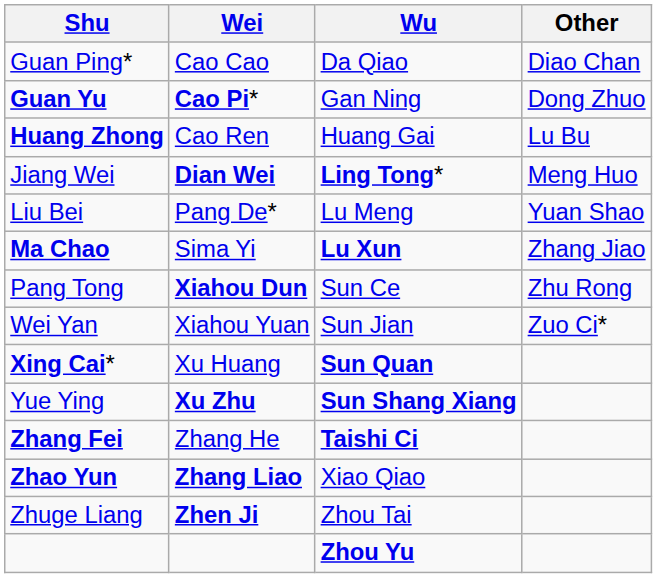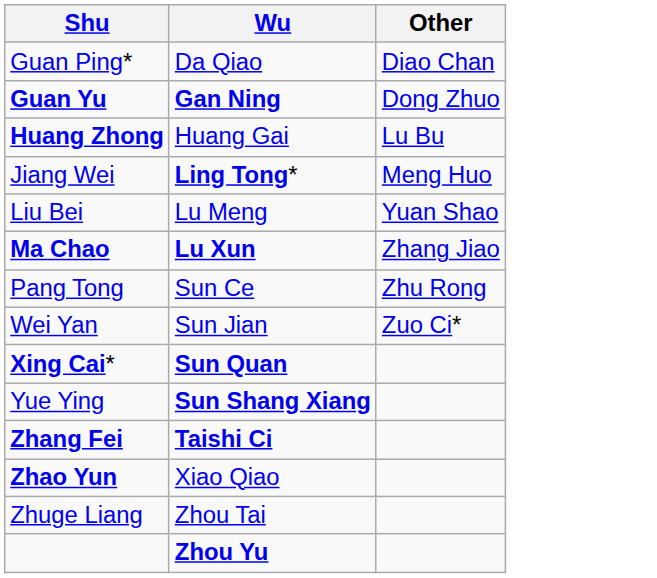- column: (242, 23)
(371, 99) normal -> (228, 99) bold
